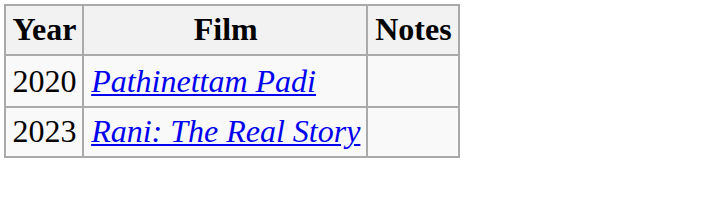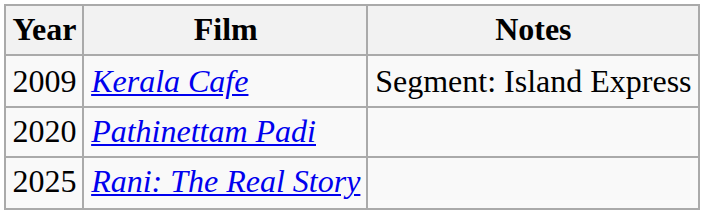+ row: (170, 80)
(44, 131) 2023 -> (44, 182) 2025
